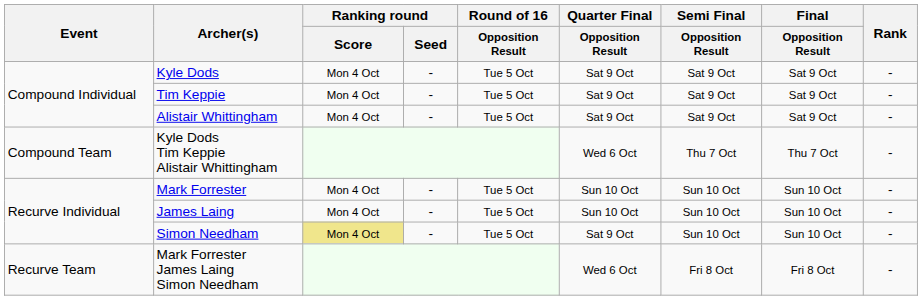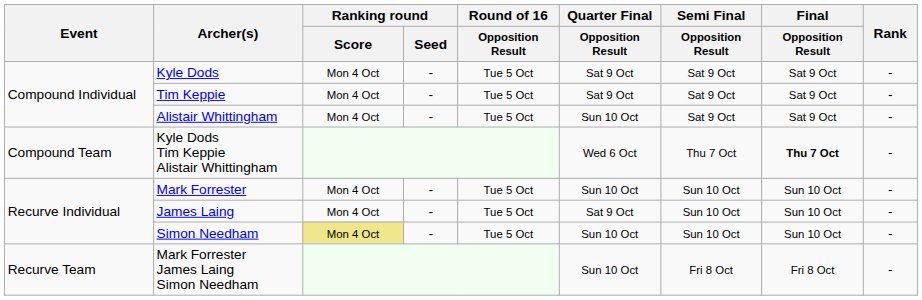(610, 117) Sat 9 Oct -> (610, 117) Sun 10 Oct
(813, 154) normal -> (813, 153) bold
(610, 212) Sun 10 Oct -> (610, 212) Sat 9 Oct
(610, 234) Sat 9 Oct -> (610, 234) Sun 10 Oct
(610, 271) Wed 6 Oct -> (610, 271) Sun 10 Oct
